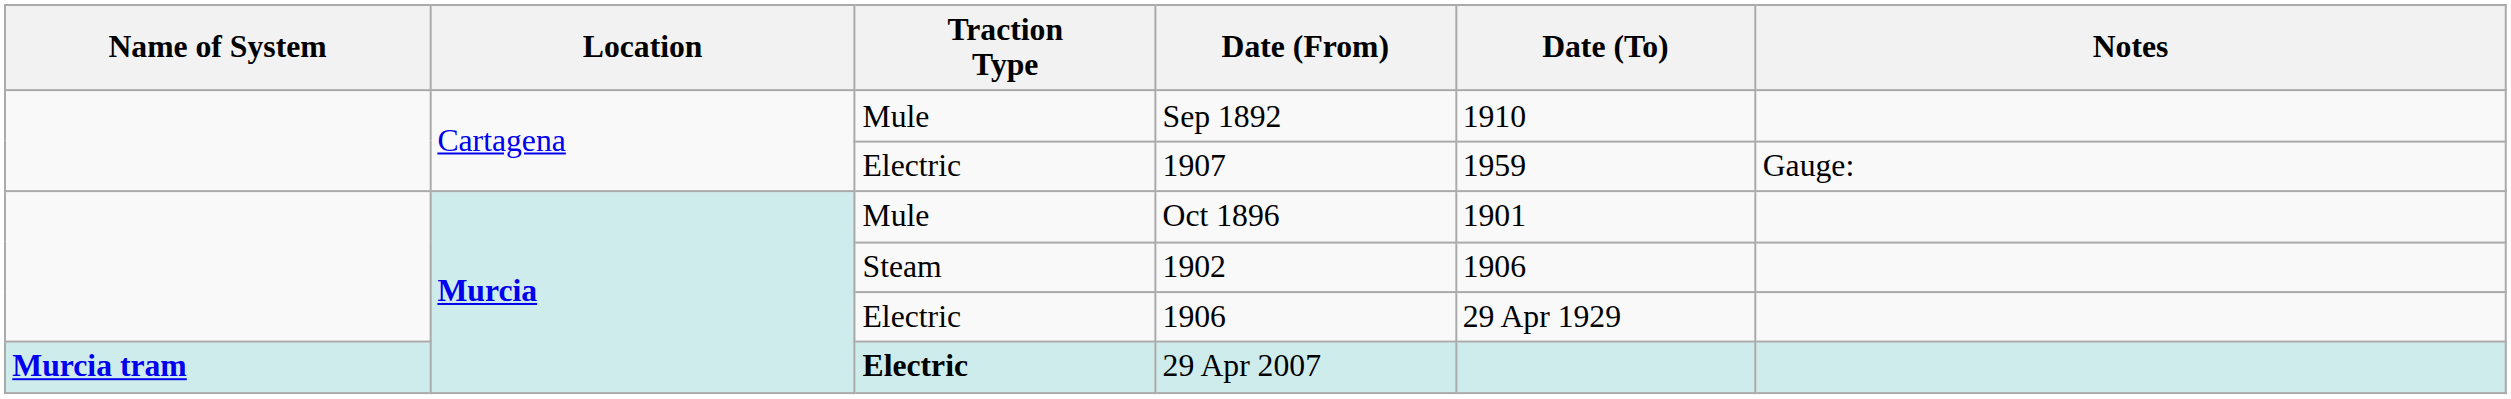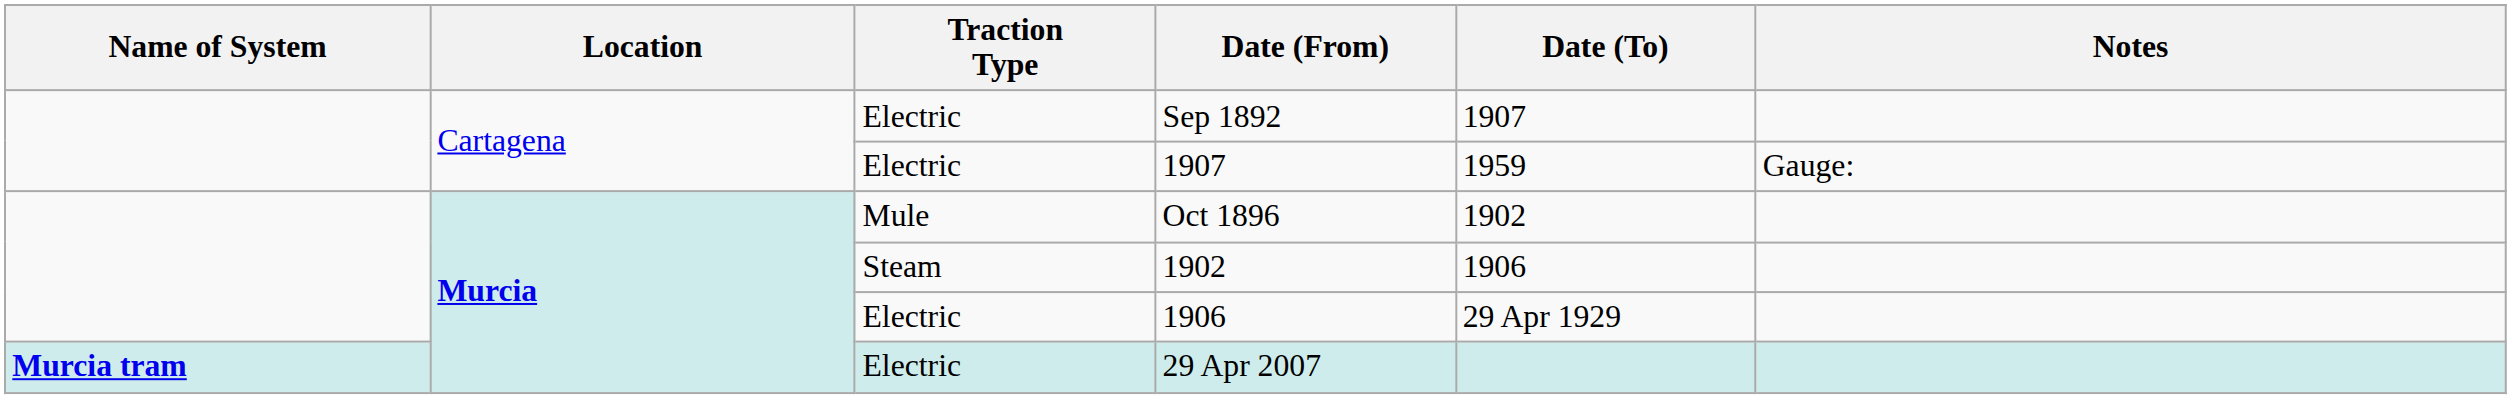(896, 115) Mule -> (912, 115) Electric
(1494, 115) 1910 -> (1494, 115) 1907
(1494, 215) 1901 -> (1494, 215) 1902
(915, 366) bold -> (912, 366) normal
